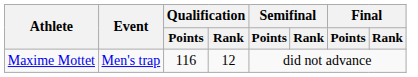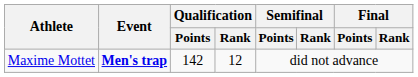(131, 61) normal -> (134, 61) bold
(186, 61) 116 -> (193, 61) 142
